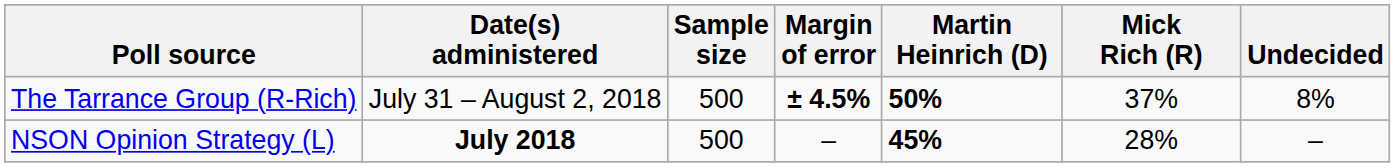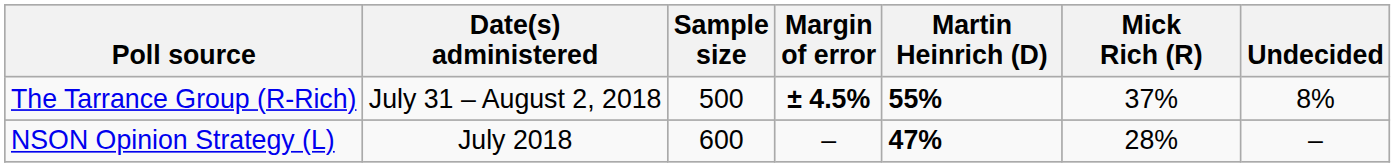(915, 98) 50% -> (915, 98) 55%
(515, 140) bold -> (515, 140) normal
(721, 140) 500 -> (721, 140) 600
(915, 140) 45% -> (915, 140) 47%
